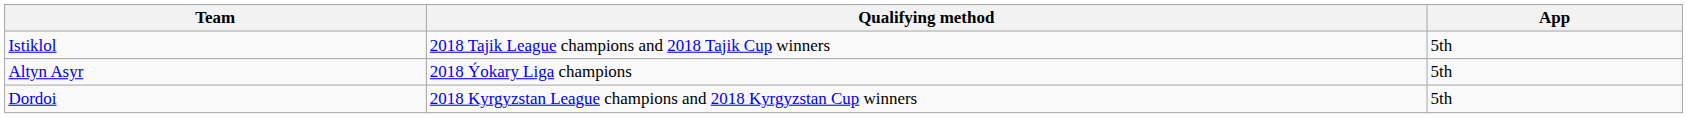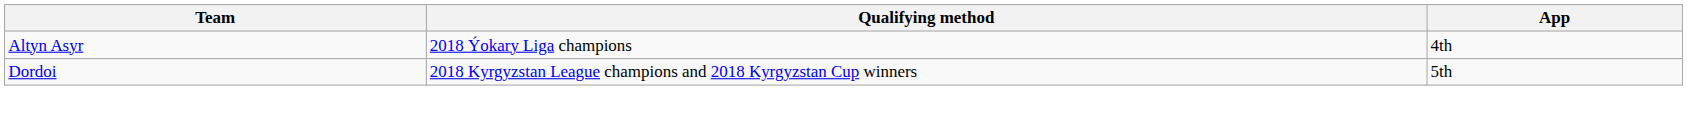- row: (32, 44)
(1441, 71) 5th -> (1441, 44) 4th
